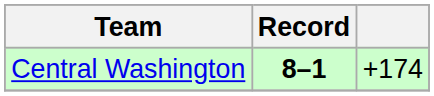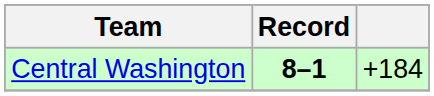(393, 69) +174 -> (393, 69) +184
